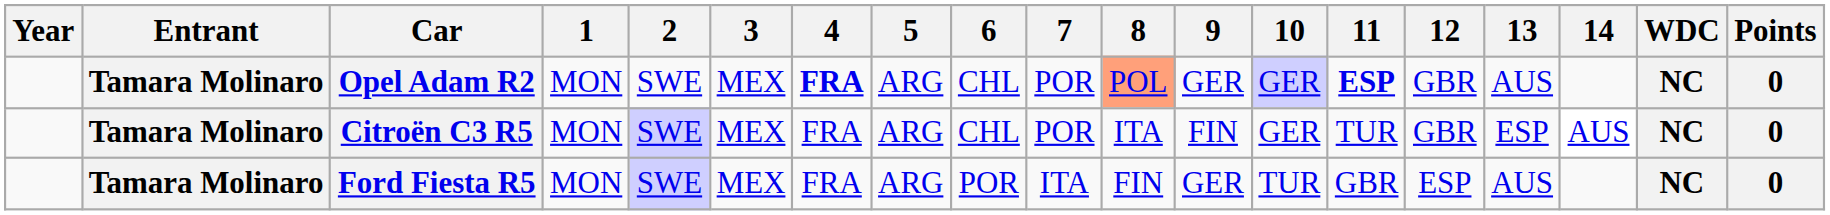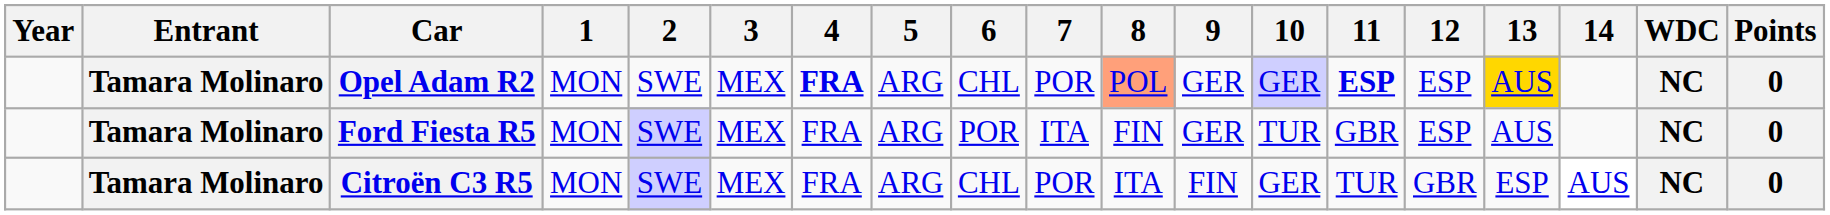(1445, 81) GBR -> (1445, 81) ESP
(1522, 81) no background -> (1522, 81) gold background
rows swapped: (437, 183) <-> (437, 132)
